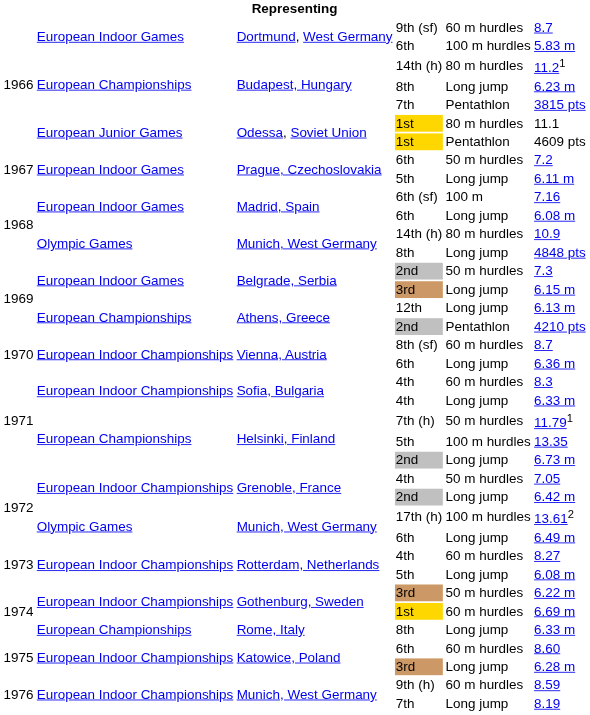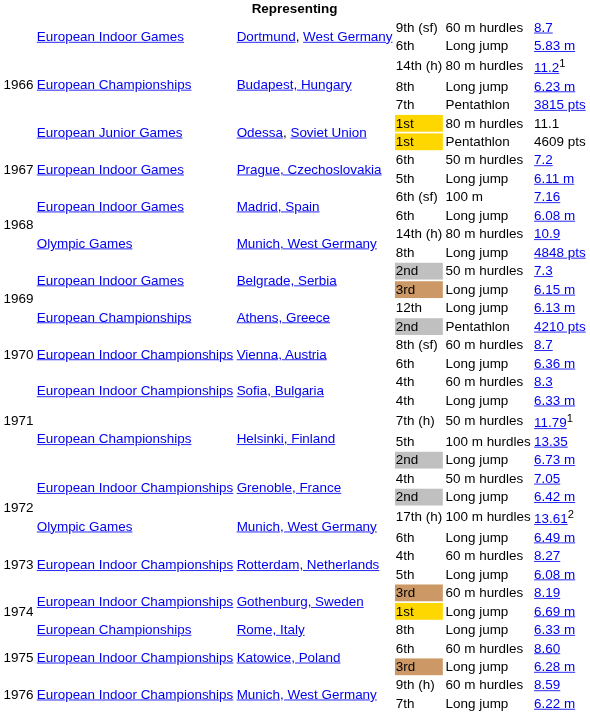(488, 46) 100 m hurdles -> (477, 46) Long jump
(484, 592) 50 m hurdles -> (484, 592) 60 m hurdles
(555, 592) 6.22 m -> (547, 592) 8.19
(484, 611) 60 m hurdles -> (477, 611) Long jump
(547, 703) 8.19 -> (555, 703) 6.22 m
